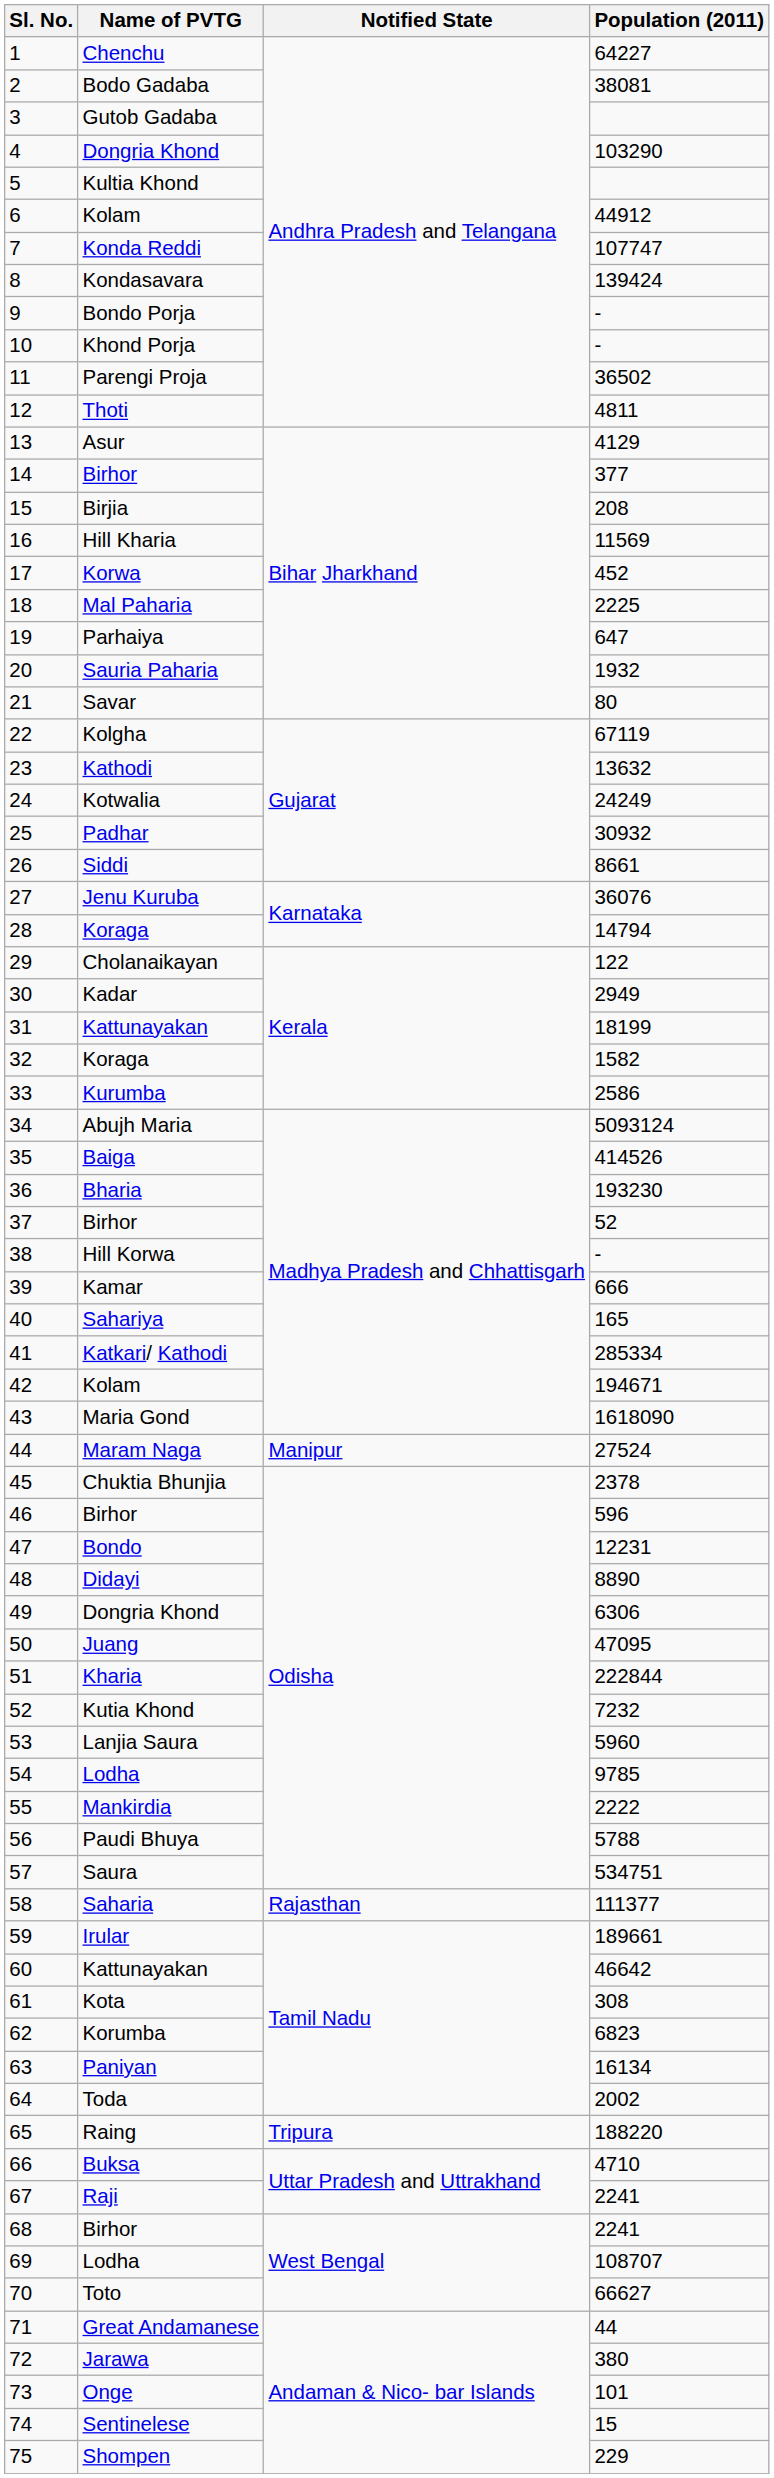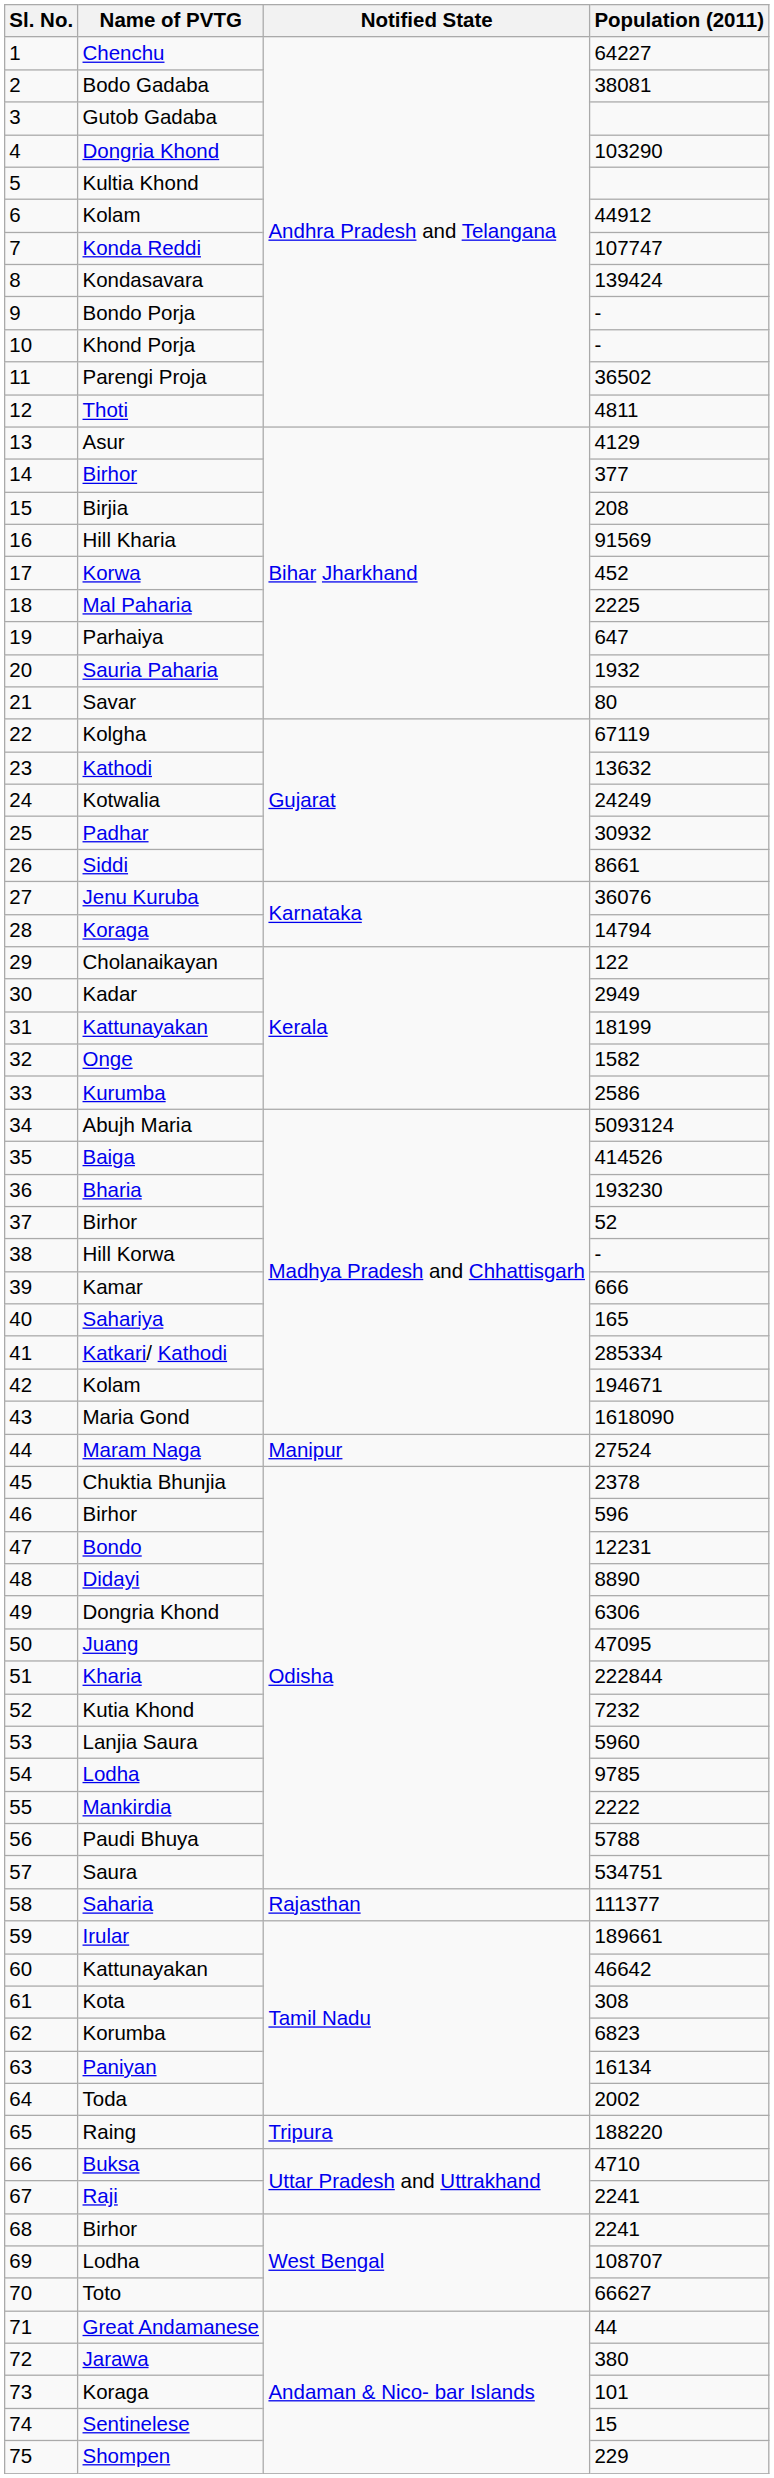(622, 540) 11569 -> (623, 540) 91569
(116, 1060) Koraga -> (108, 1060) Onge
(108, 2391) Onge -> (116, 2391) Koraga
